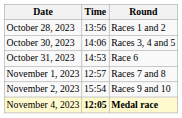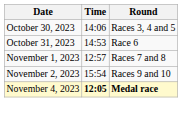- row: (41, 27)
